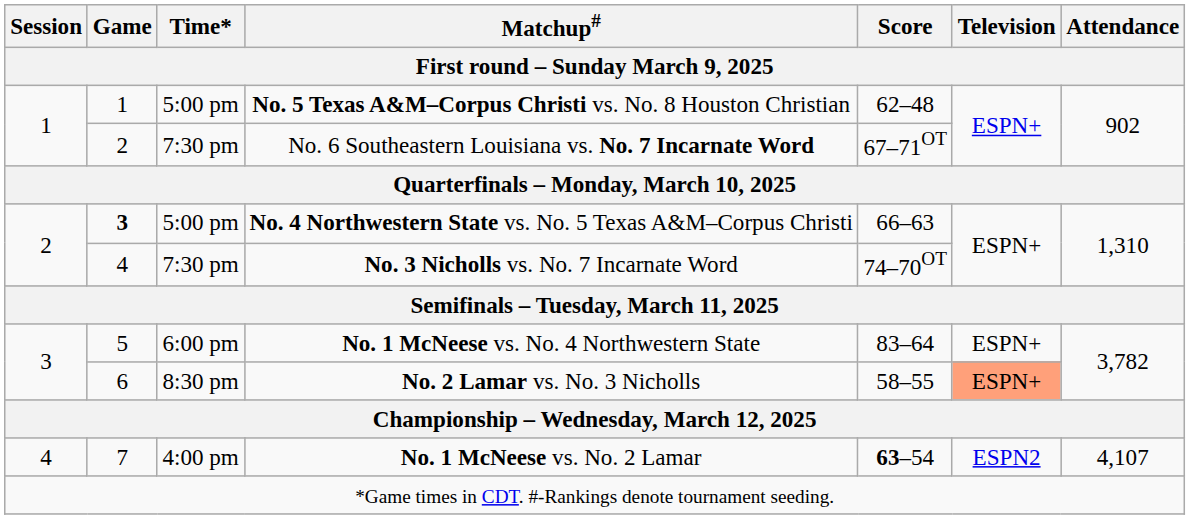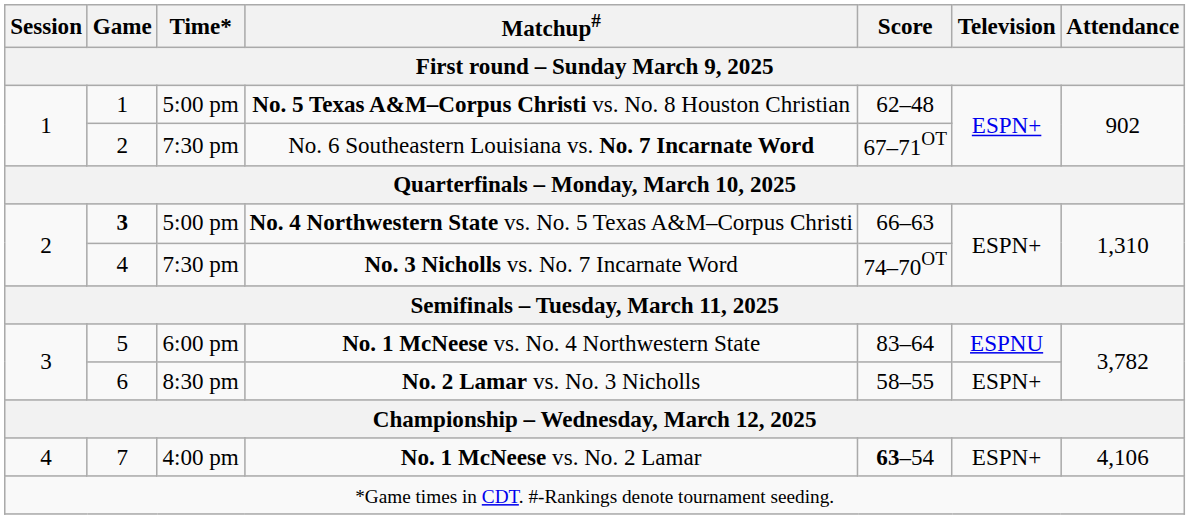(1007, 342) ESPN+ -> (1007, 342) ESPNU
(1007, 380) lightsalmon background -> (1007, 380) no background
(1007, 456) ESPN2 -> (1007, 456) ESPN+
(1123, 456) 4,107 -> (1123, 456) 4,106
